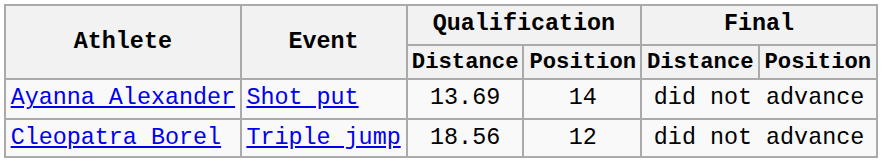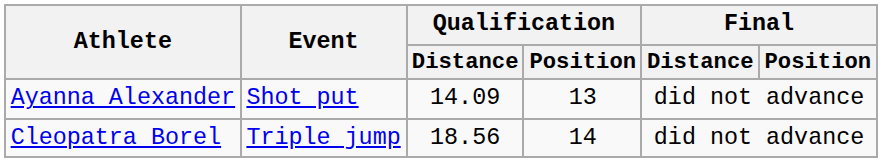(465, 99) 13.69 -> (465, 99) 14.09
(583, 99) 14 -> (583, 99) 13
(583, 138) 12 -> (583, 138) 14
